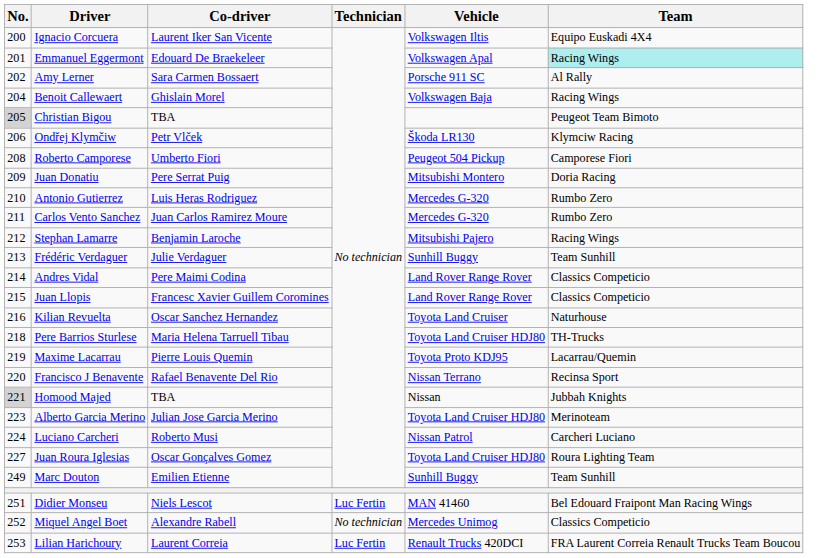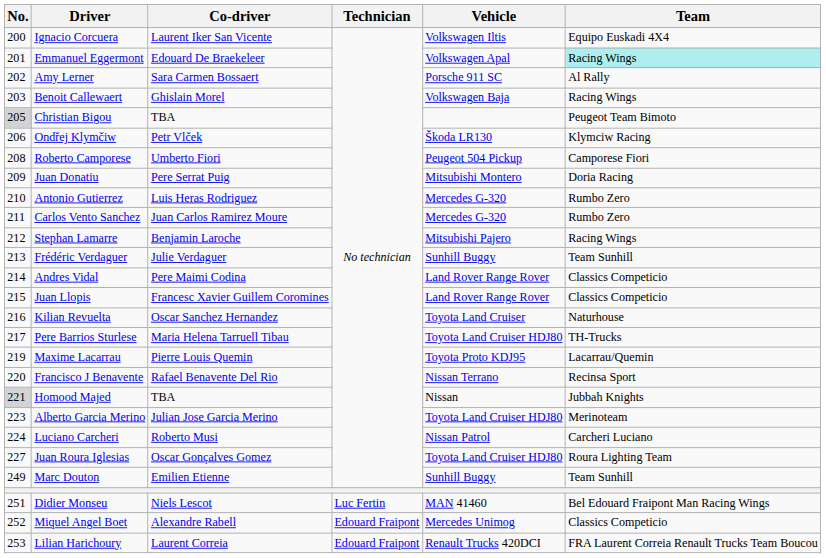(16, 97) 204 -> (16, 97) 203
(16, 337) 218 -> (16, 337) 217
(368, 522) No technician -> (377, 522) Edouard Fraipont
(360, 542) Luc Fertin -> (377, 542) Edouard Fraipont
